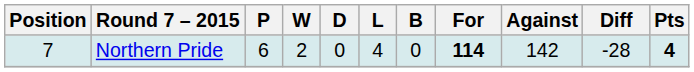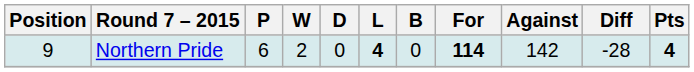(48, 51) 7 -> (48, 51) 9
(378, 51) normal -> (378, 51) bold
